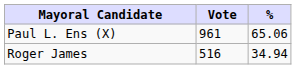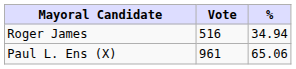rows swapped: (62, 34) <-> (47, 54)
